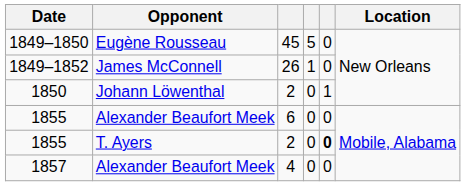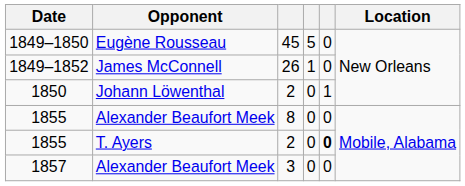(291, 117) 6 -> (291, 117) 8
(291, 167) 4 -> (291, 167) 3
